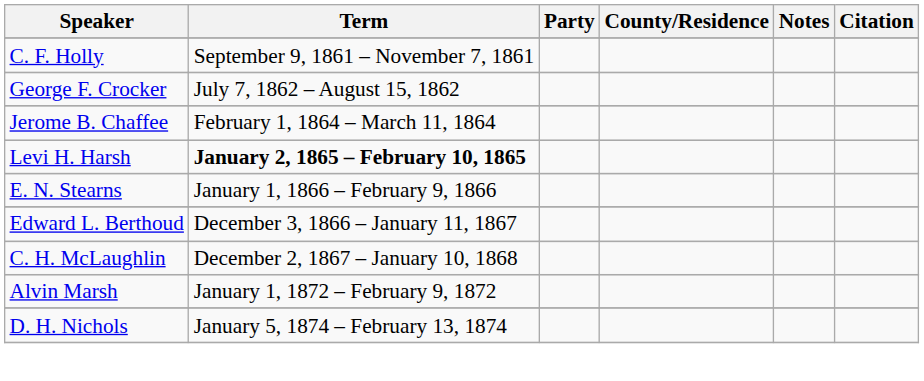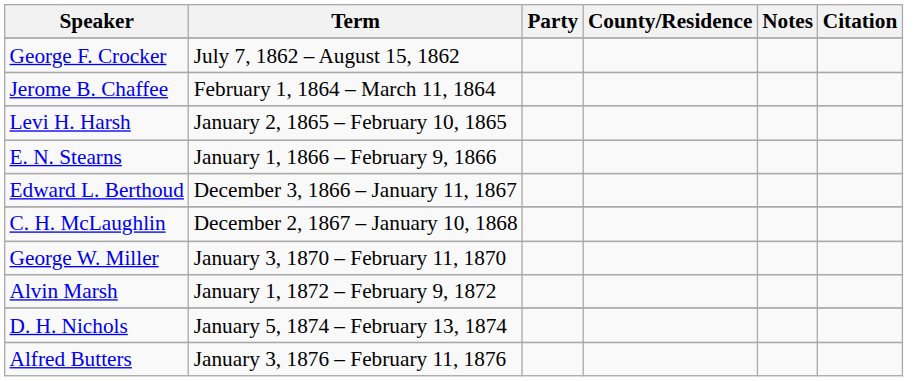- row: (57, 55)
(360, 156) bold -> (350, 122) normal
+ row: (84, 257)
+ row: (71, 358)
